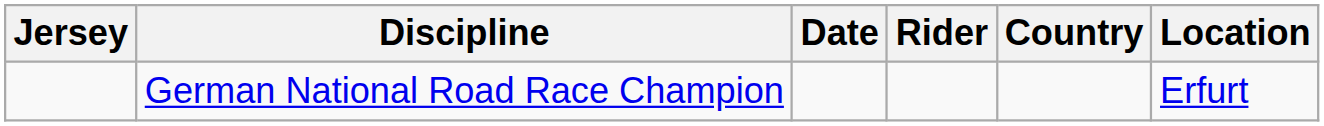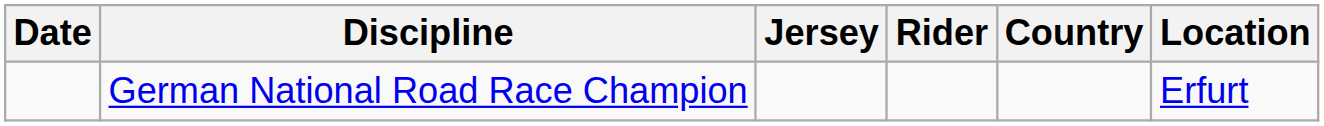columns swapped: (840, 33) <-> (71, 33)
